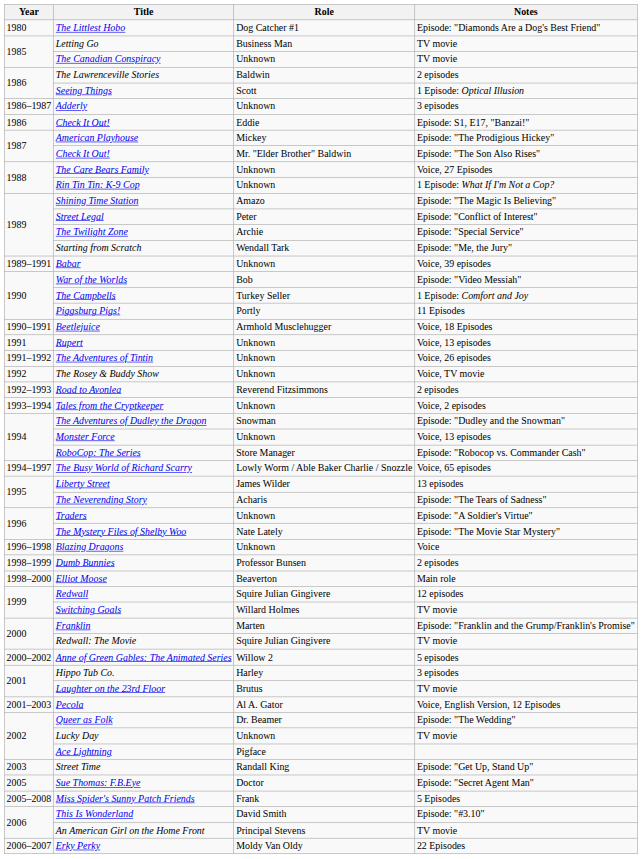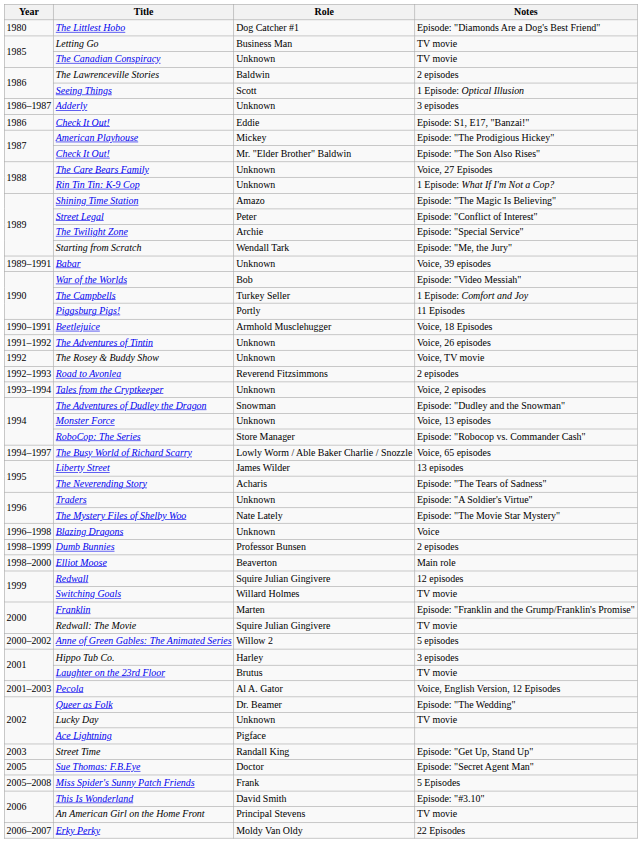- row: (69, 342)
